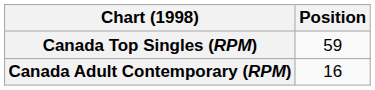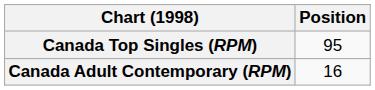(333, 44) 59 -> (333, 44) 95
